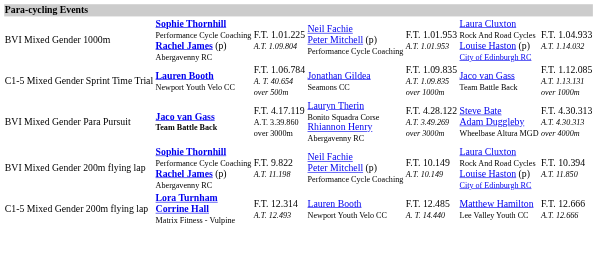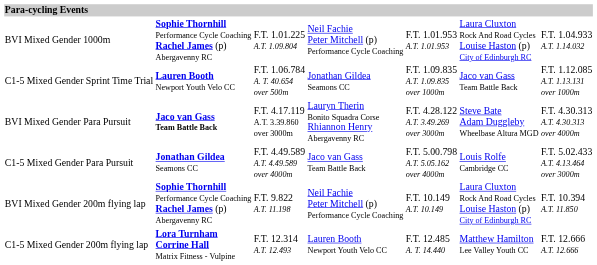+ row: (69, 163)
